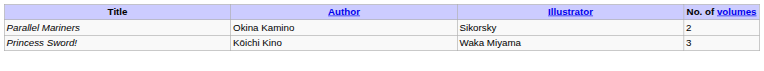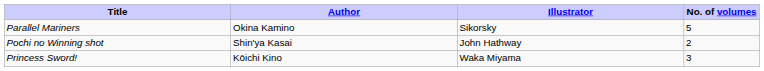(689, 27) 2 -> (689, 27) 5
+ row: (55, 43)
